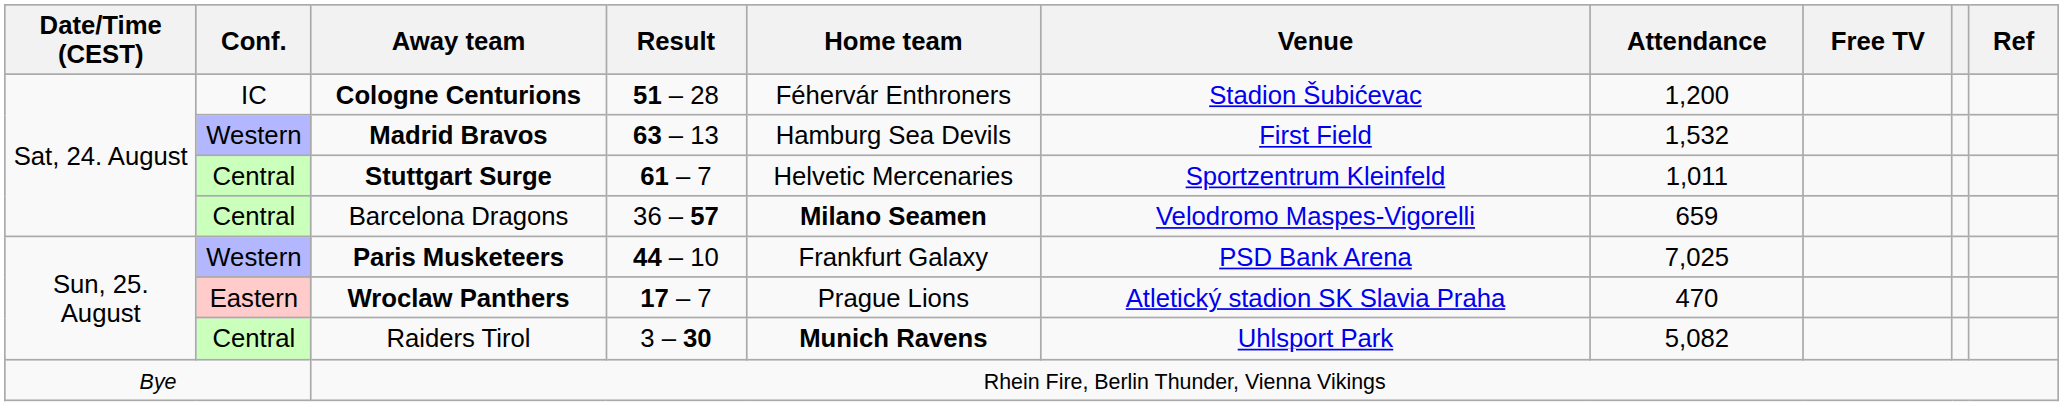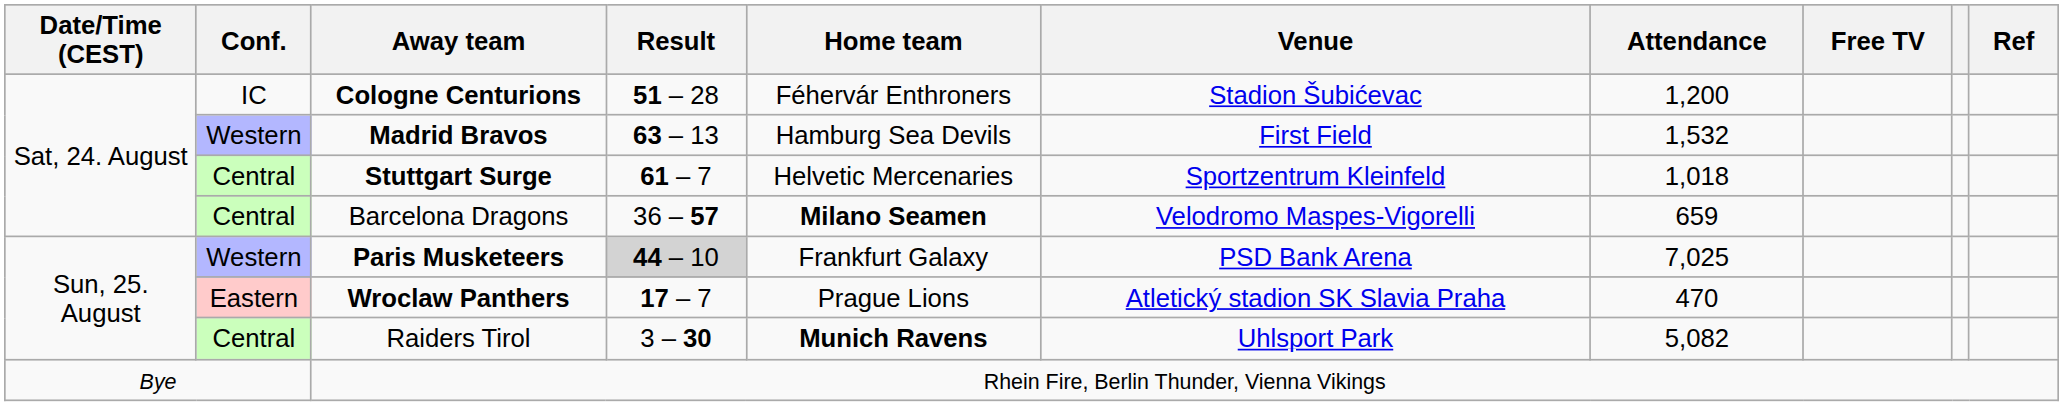(1697, 176) 1,011 -> (1697, 176) 1,018
(676, 257) no background -> (676, 257) lightgrey background
